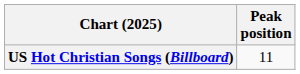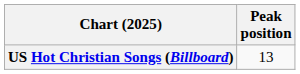(266, 57) 11 -> (266, 57) 13
